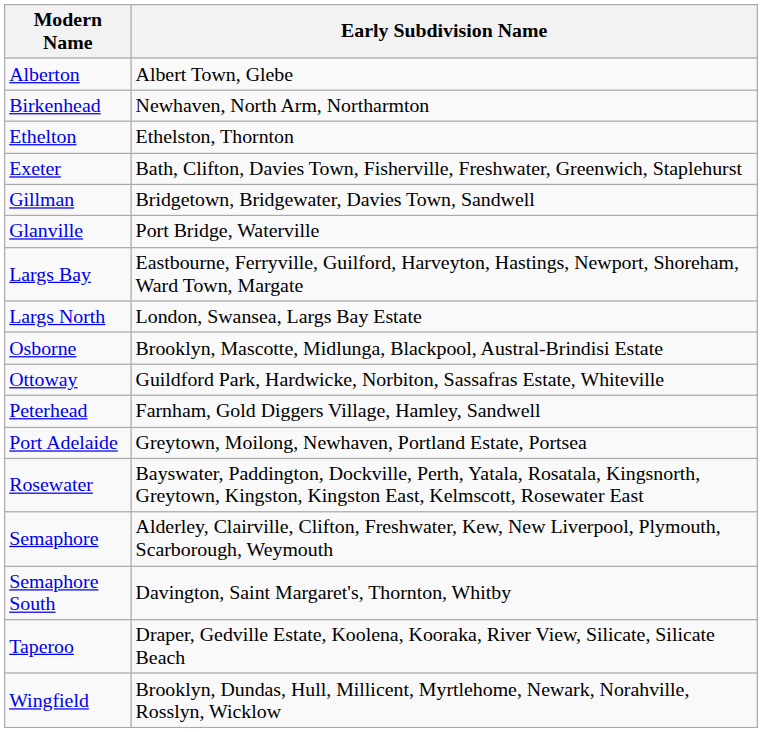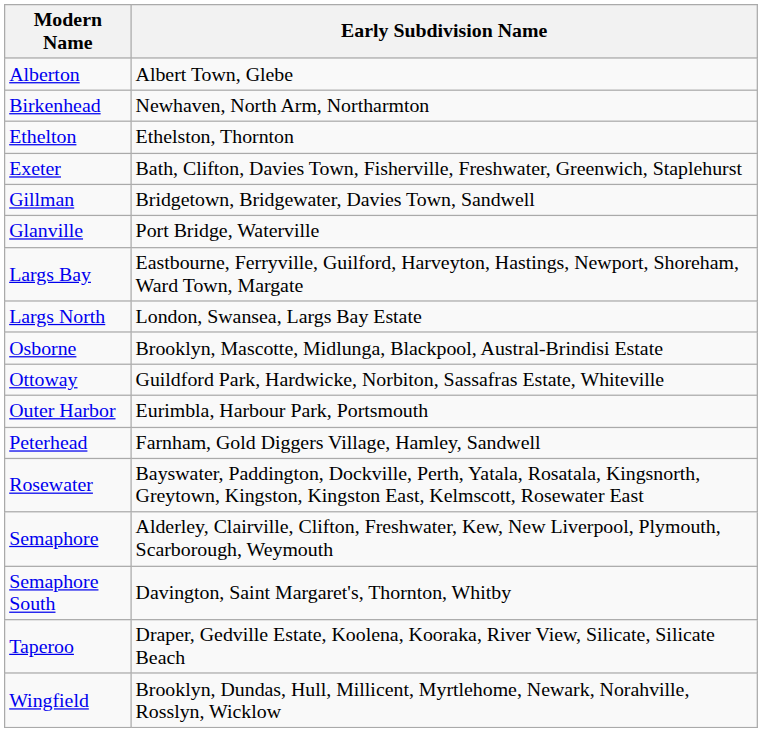+ row: (62, 410)
- row: (63, 442)
